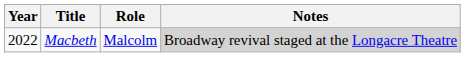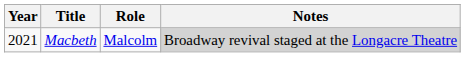(23, 39) 2022 -> (23, 39) 2021
